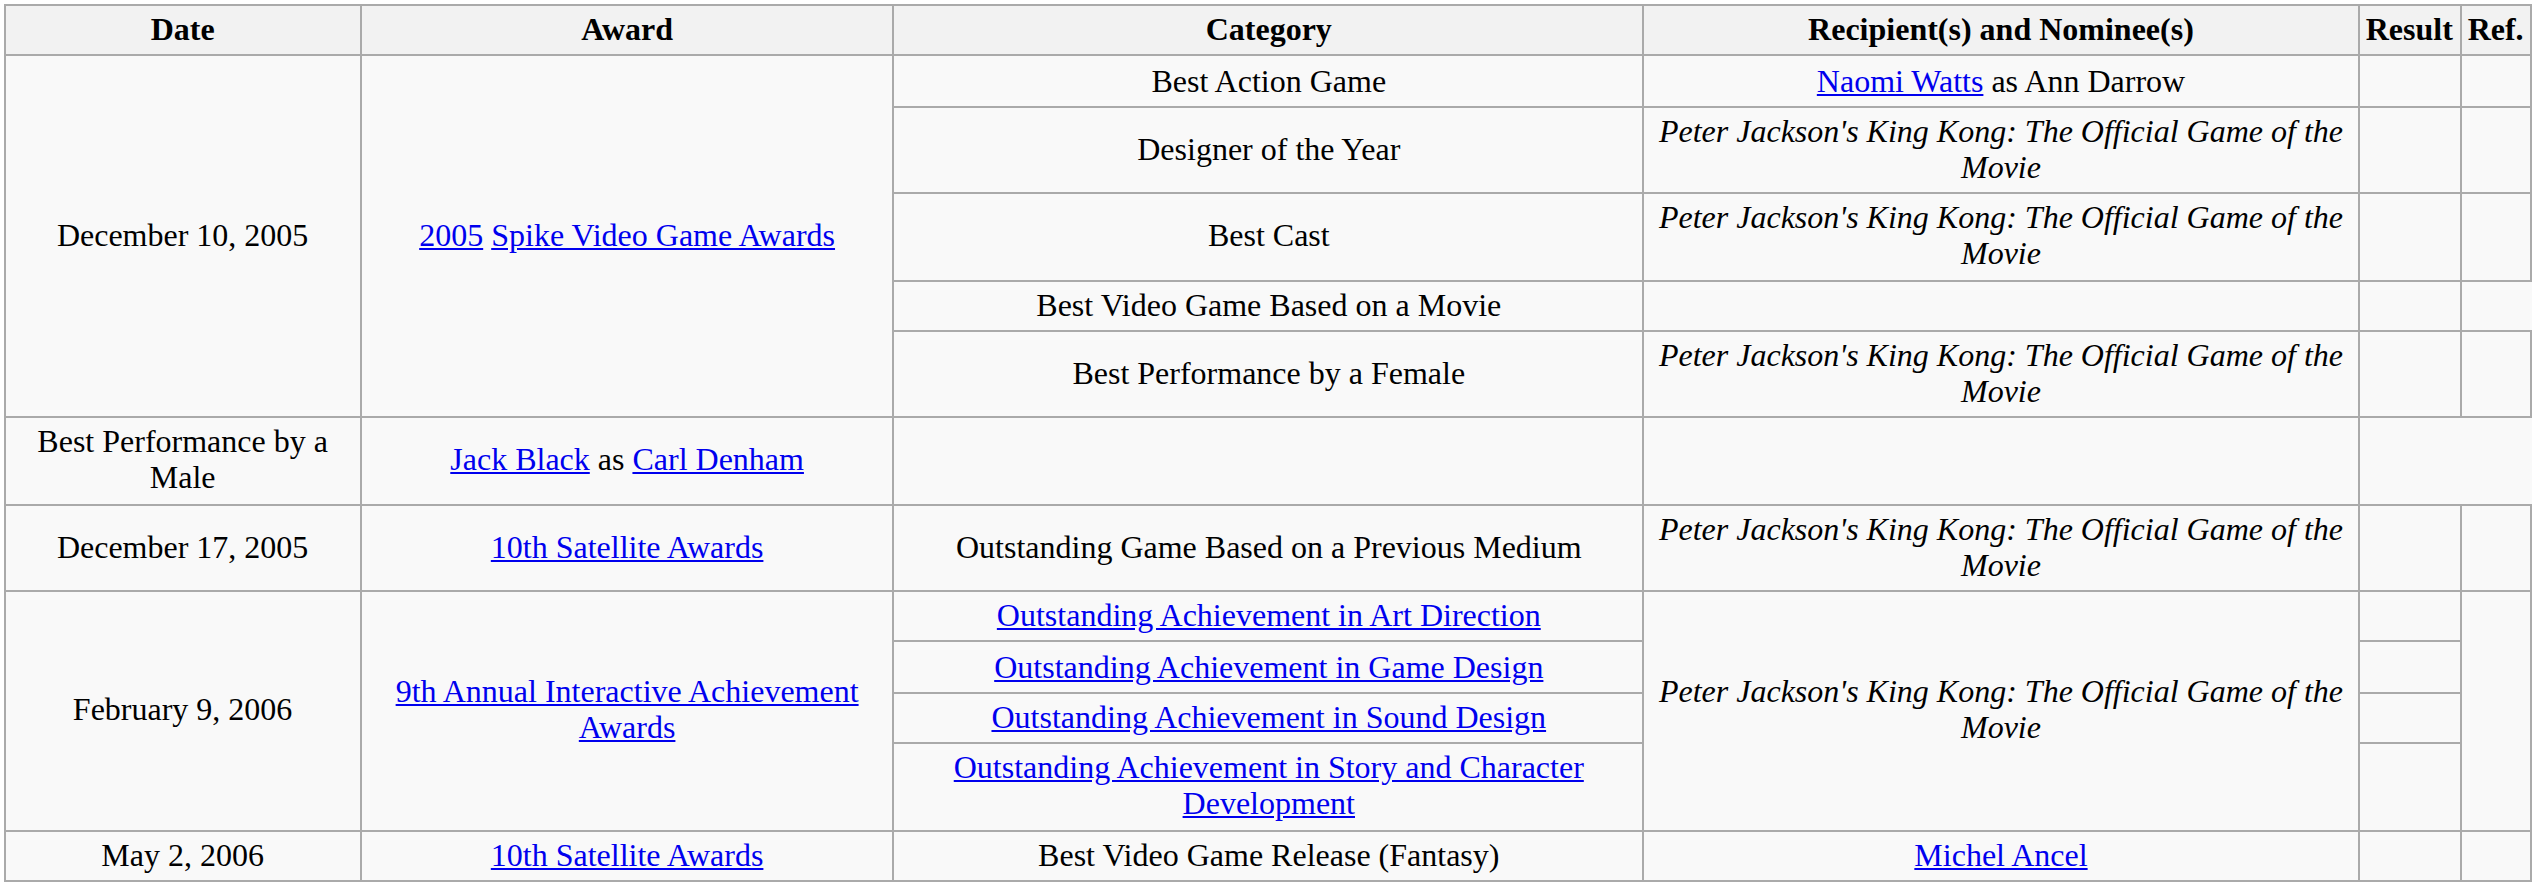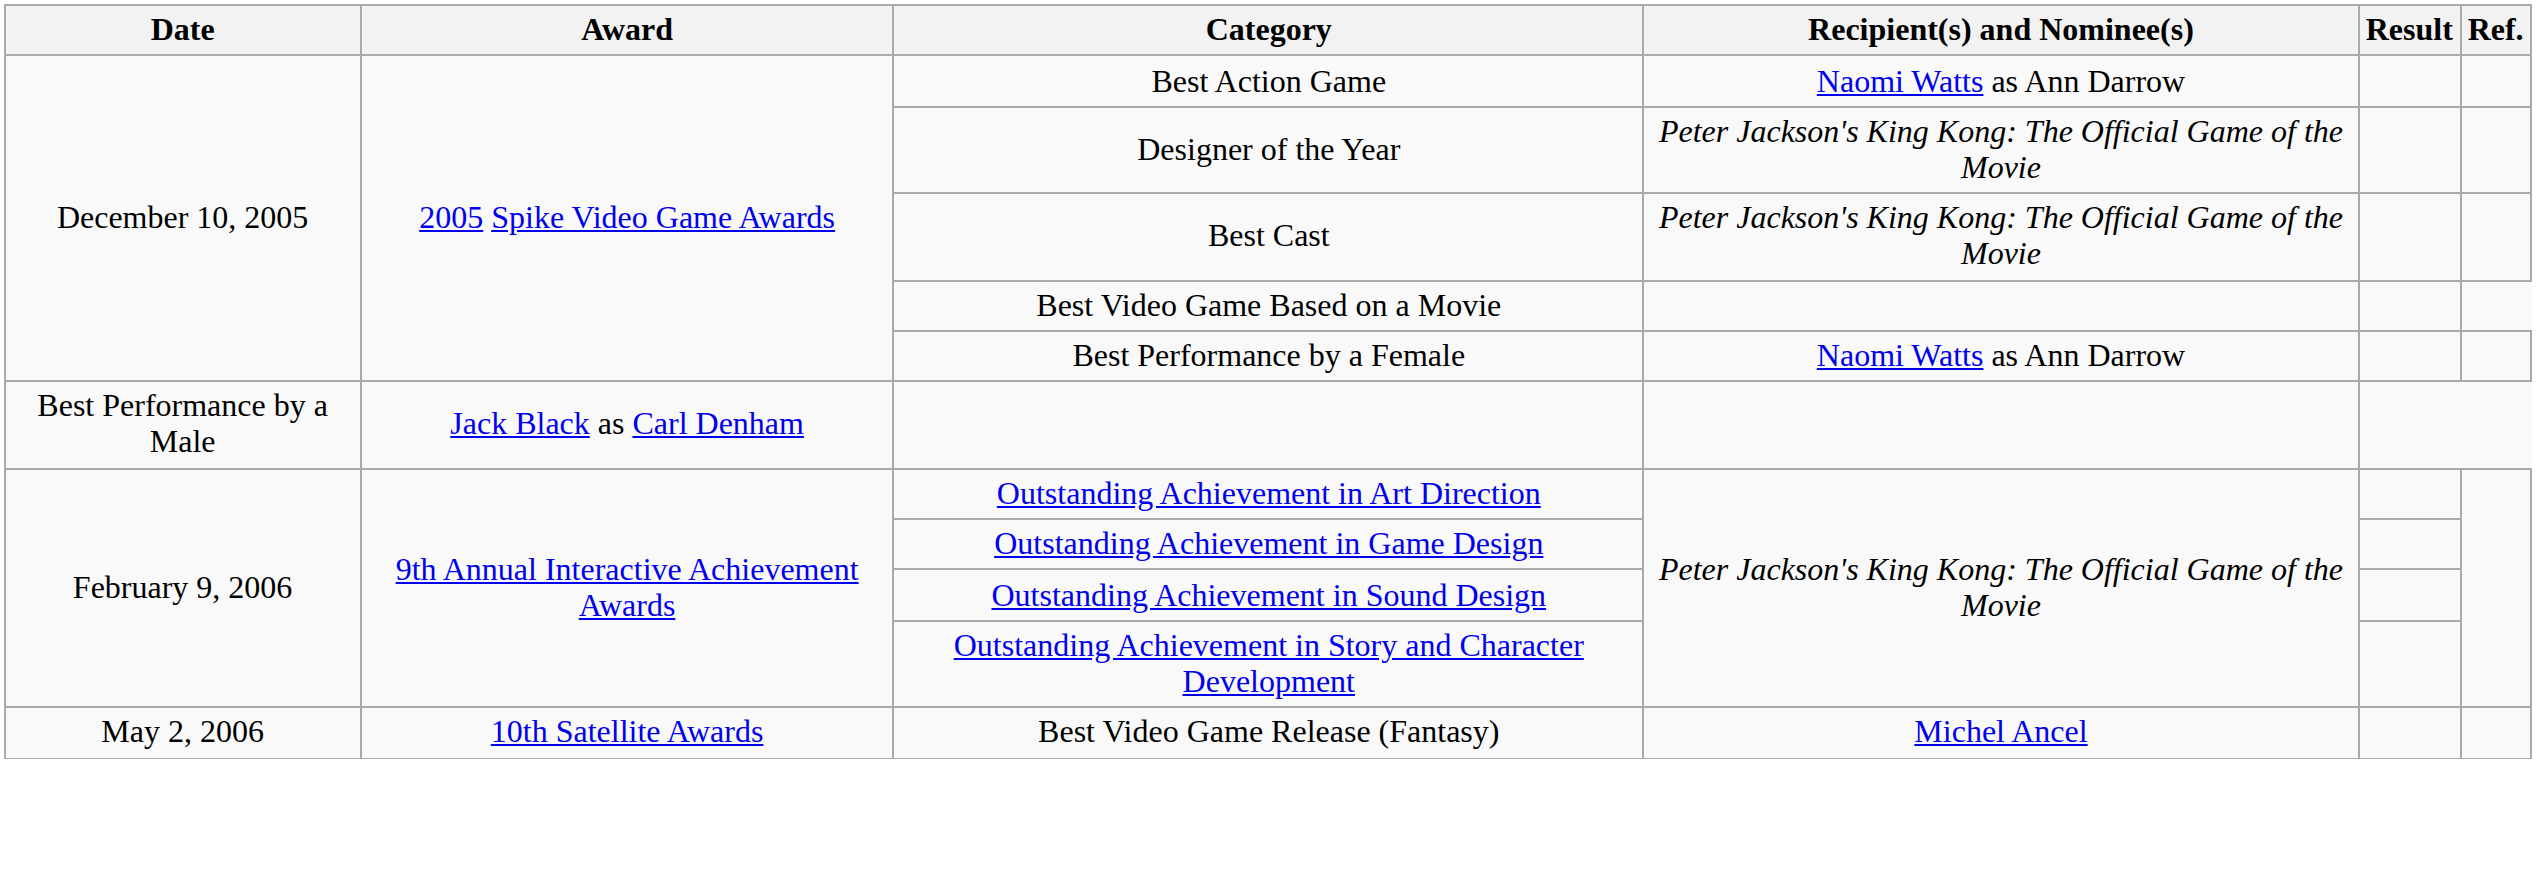(2001, 373) Peter Jackson's King Kong: The Official Game of the Movie -> (2001, 355) Naomi Watts as Ann Darrow
- row: (183, 547)
